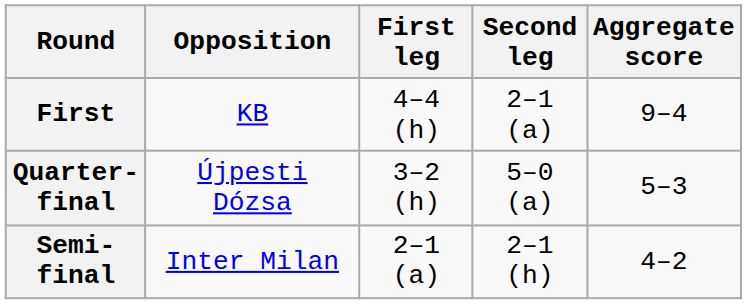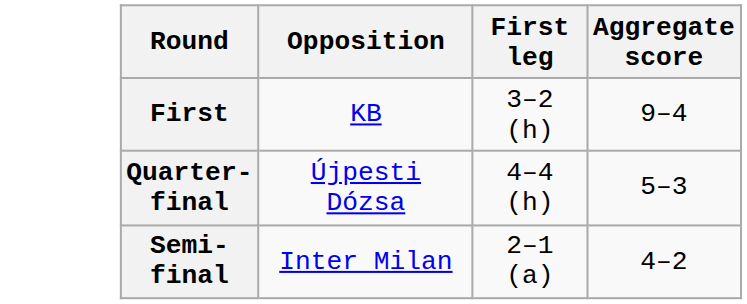- column: (530, 42)
(416, 115) 4–4 (h) -> (530, 115) 3–2 (h)
(416, 188) 3–2 (h) -> (530, 188) 4–4 (h)
